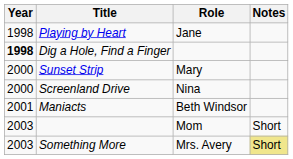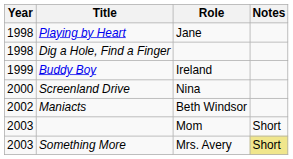(20, 51) bold -> (20, 51) normal
+ row: (68, 70)
- row: (71, 70)
(20, 107) 2001 -> (20, 107) 2002
